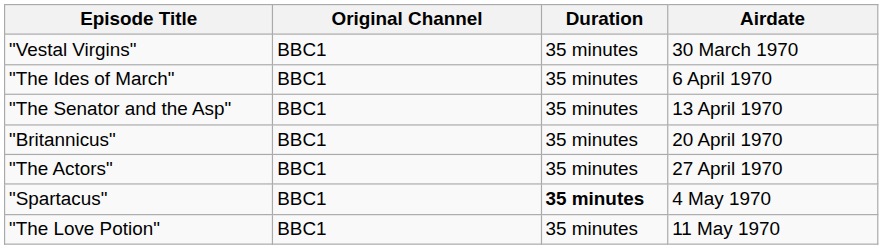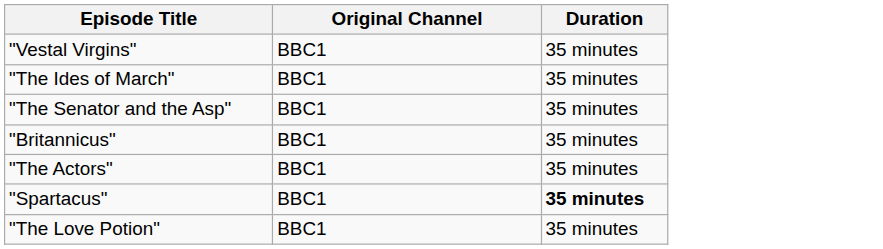- column: (773, 19)
